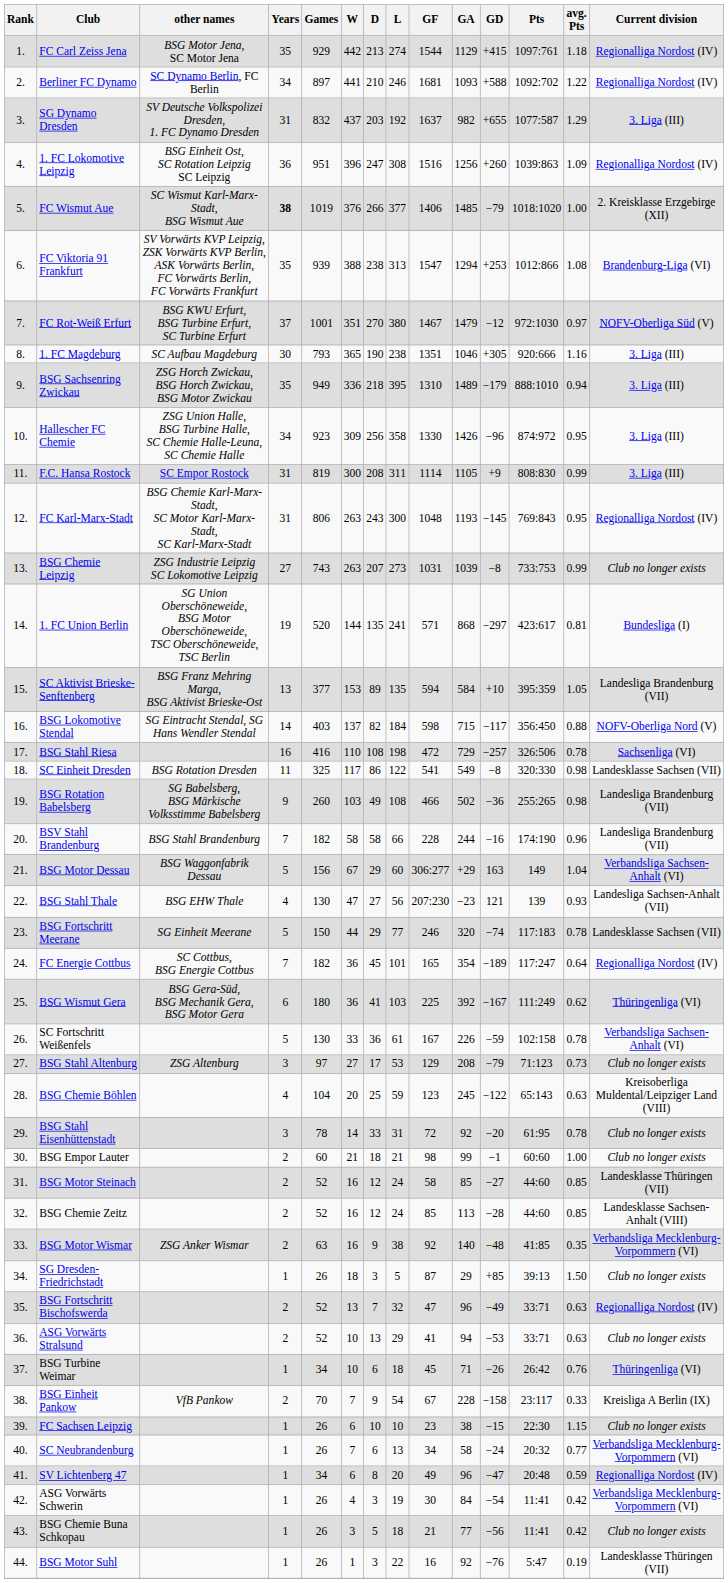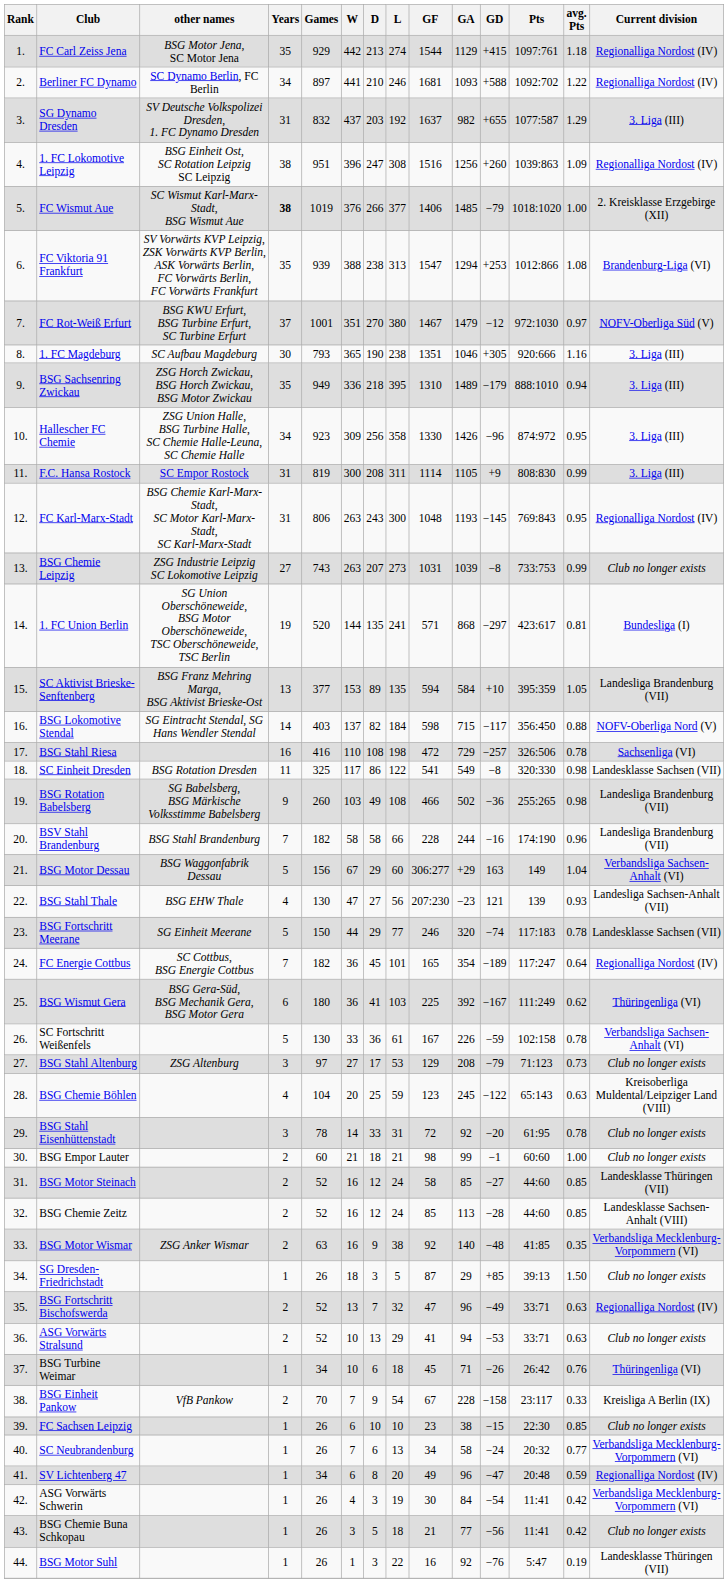(285, 164) 36 -> (285, 164) 38
(577, 1426) 1.15 -> (577, 1426) 0.85
